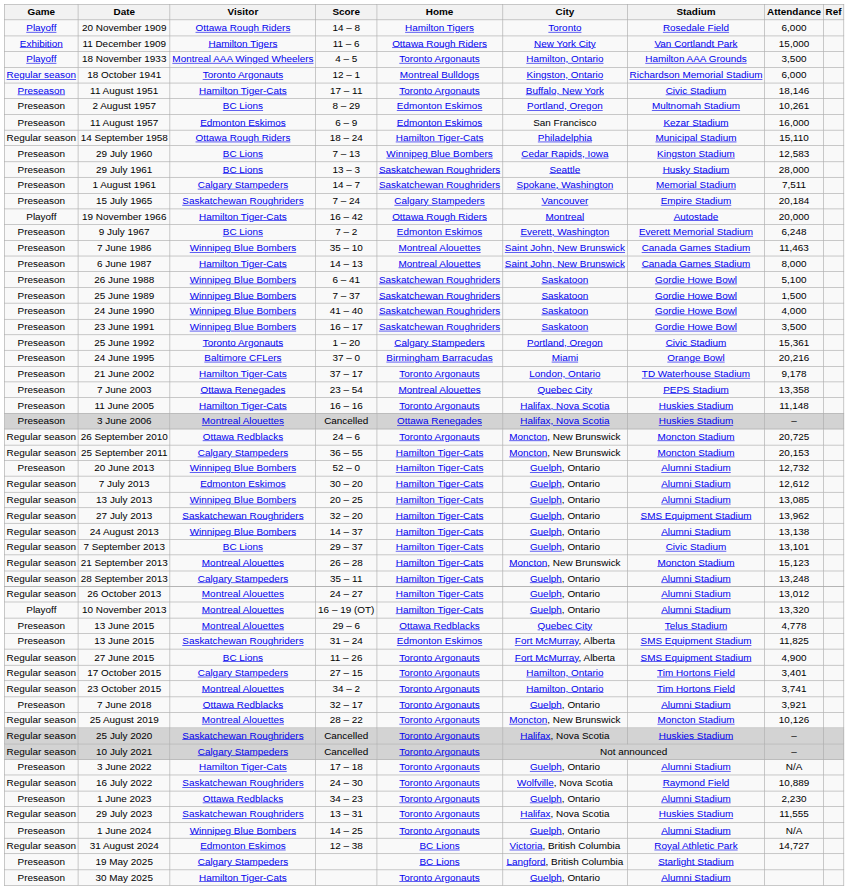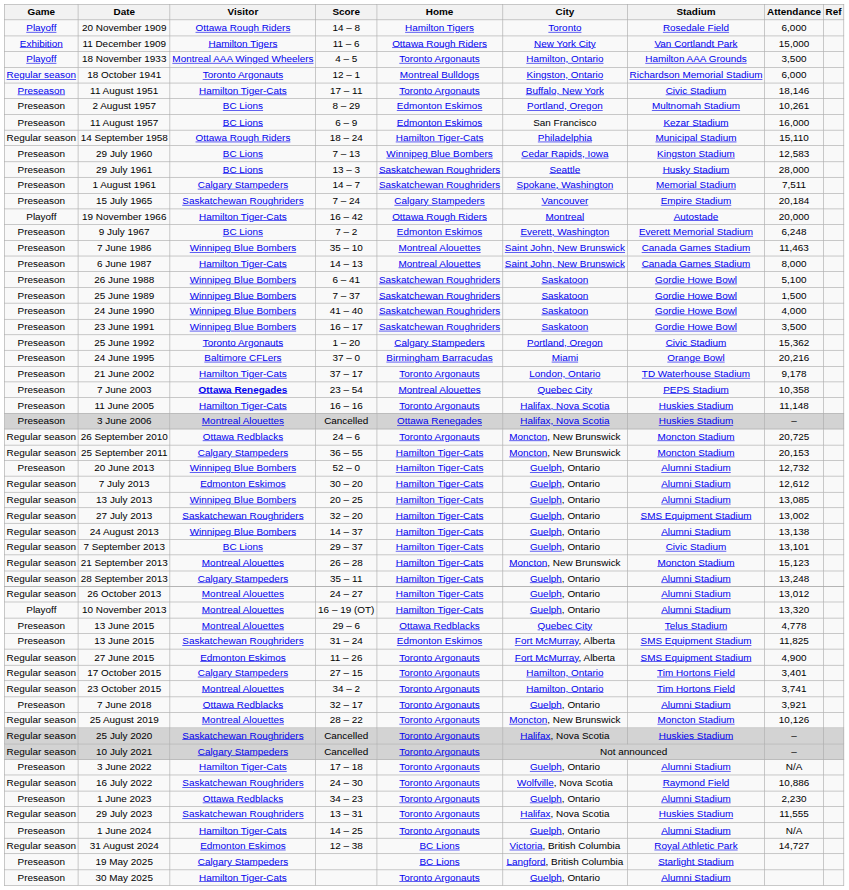(243, 122) Edmonton Eskimos -> (243, 122) BC Lions
(794, 342) 15,361 -> (794, 342) 15,362
(243, 389) normal -> (243, 389) bold
(794, 389) 13,358 -> (794, 389) 10,358
(794, 515) 13,962 -> (794, 515) 13,002
(243, 657) BC Lions -> (243, 657) Edmonton Eskimos
(794, 783) 10,889 -> (794, 783) 10,886
(243, 830) Winnipeg Blue Bombers -> (243, 830) Hamilton Tiger-Cats
